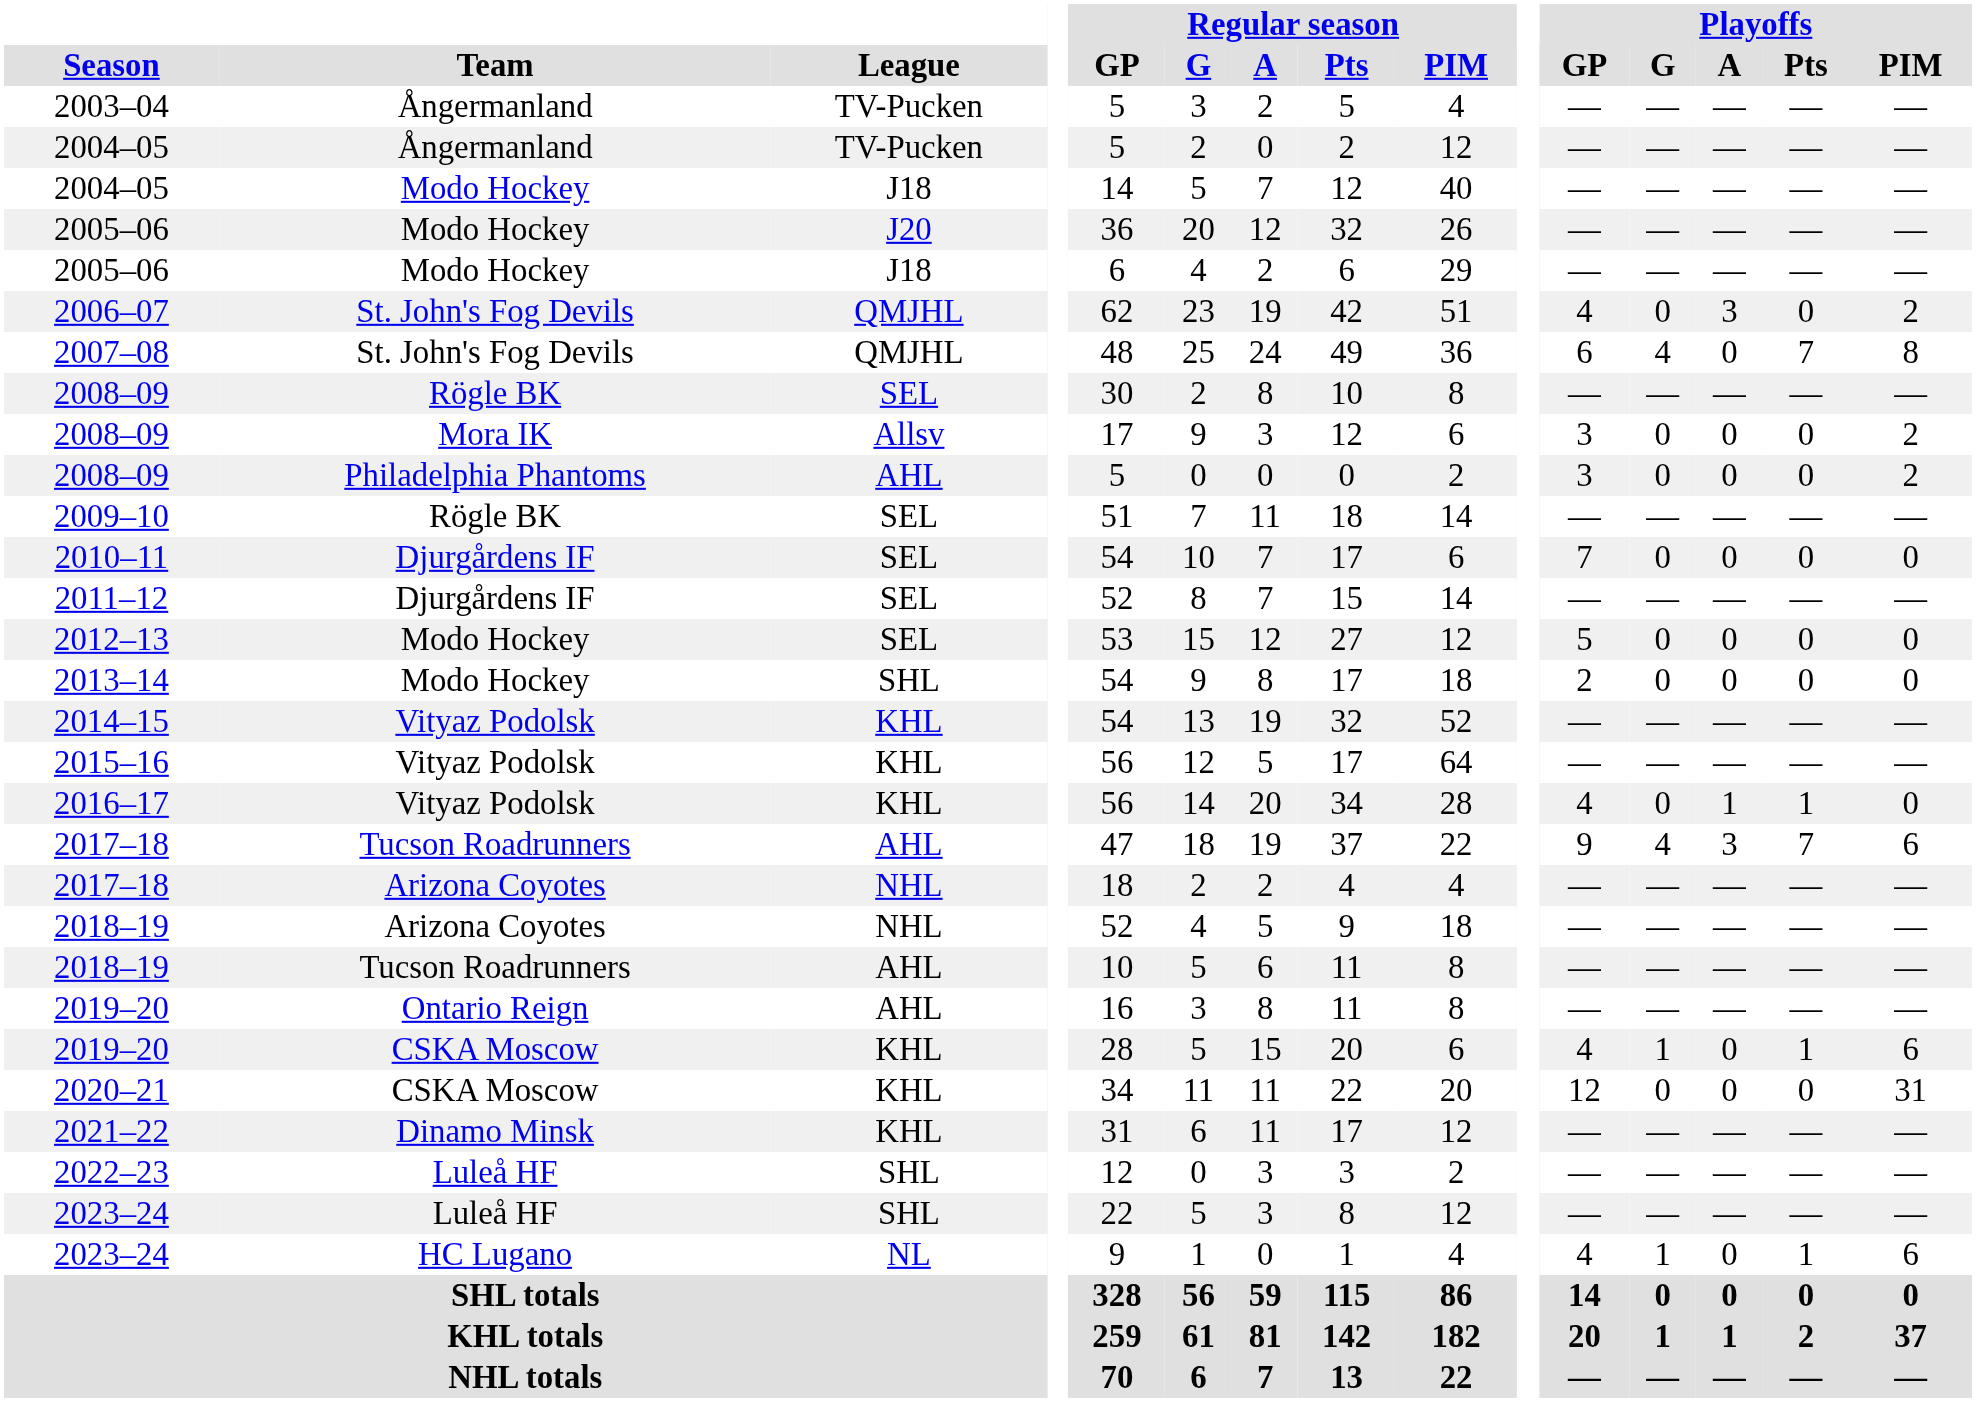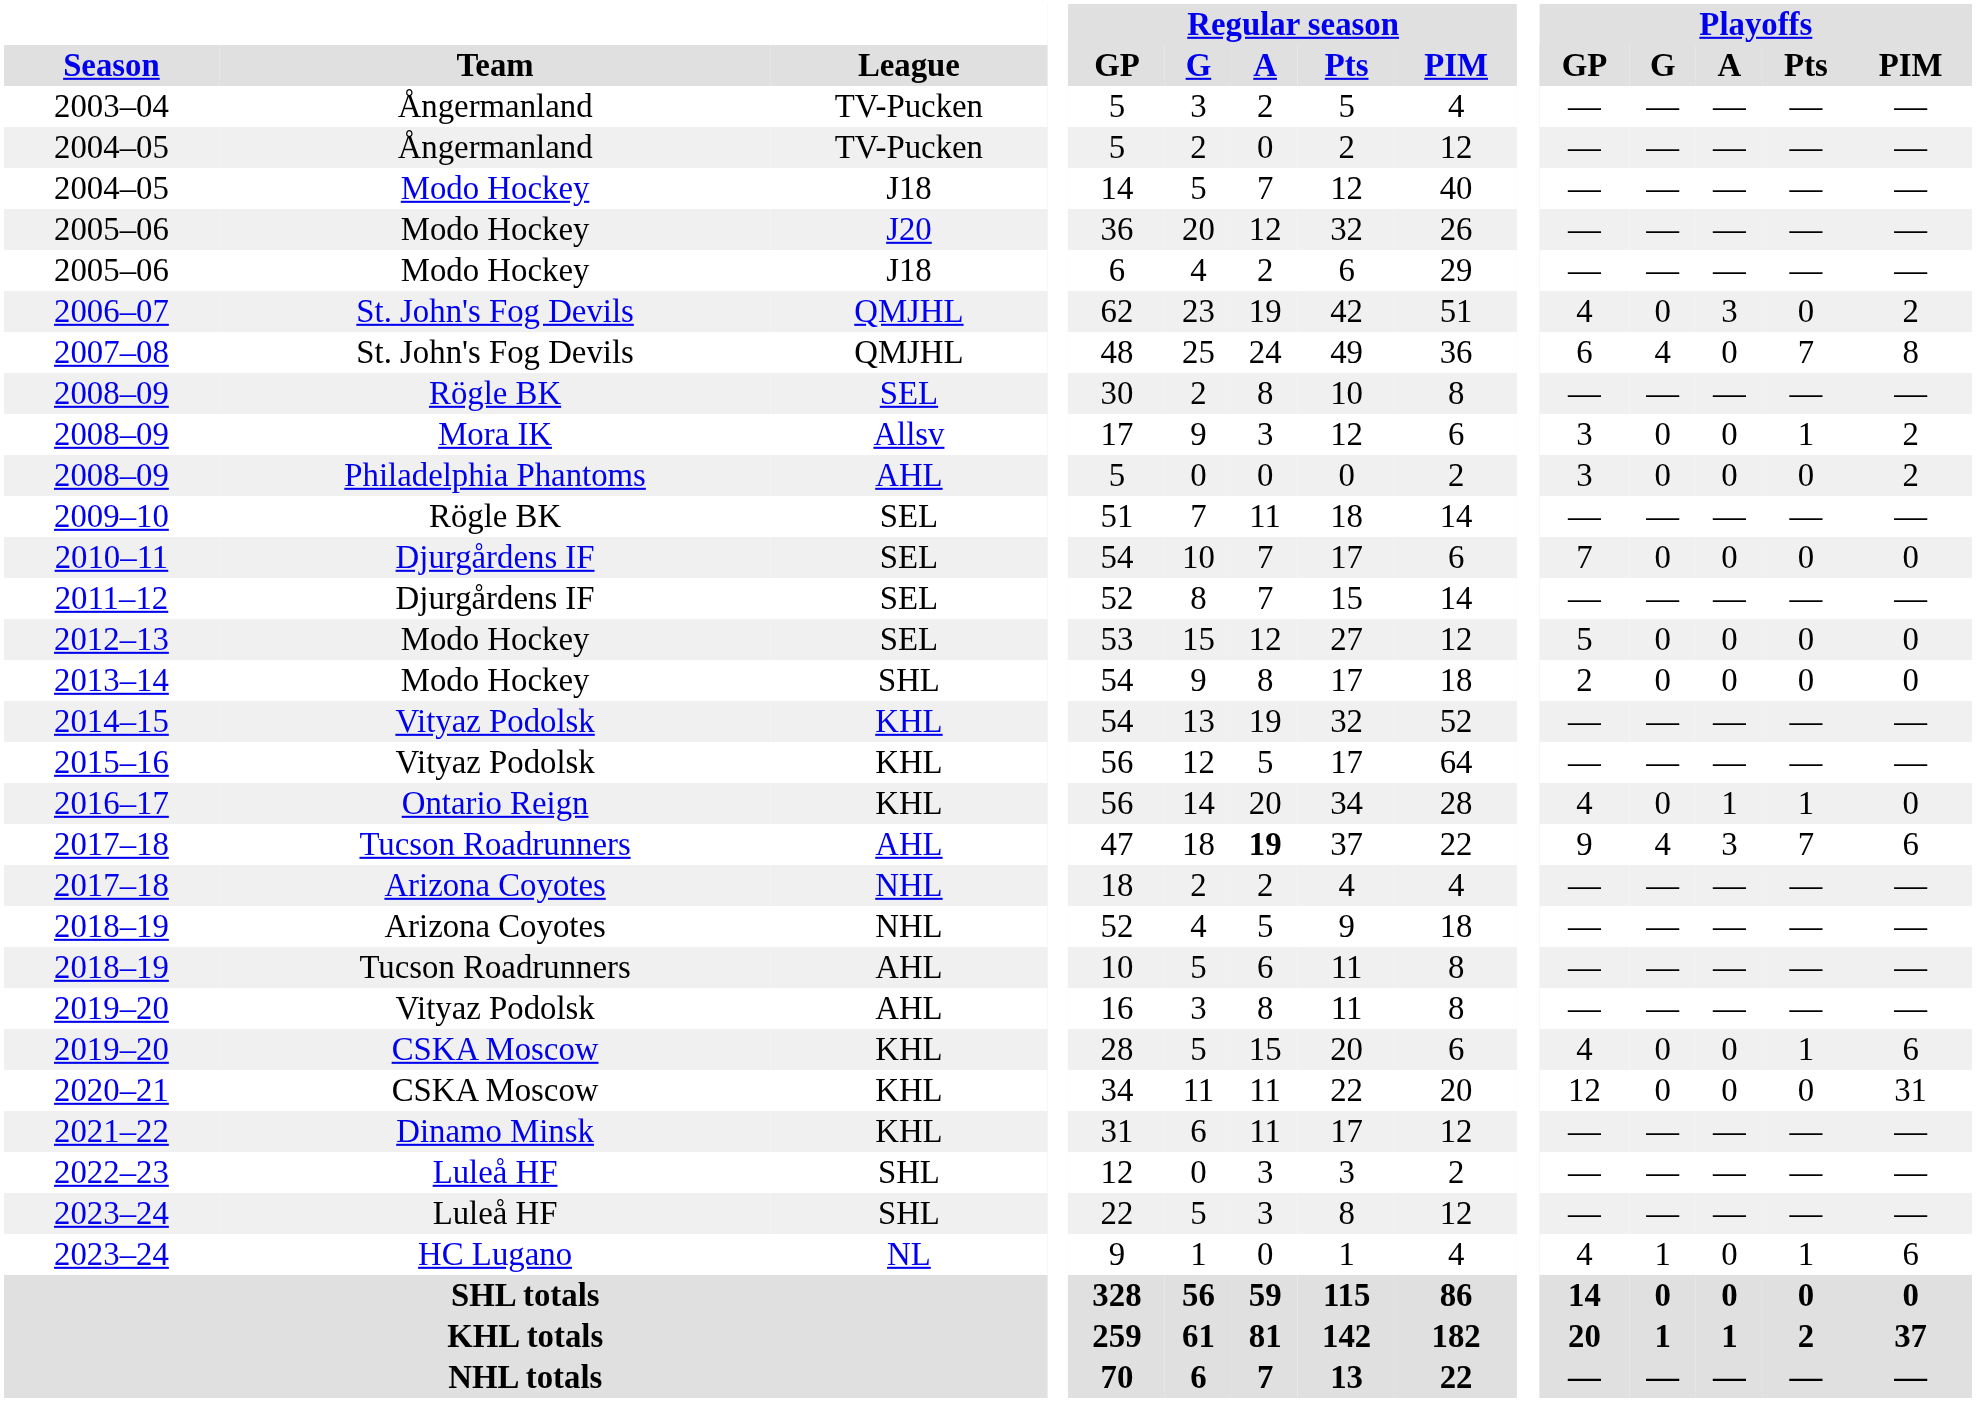(1806, 433) 0 -> (1806, 433) 1
(495, 802) Vityaz Podolsk -> (495, 802) Ontario Reign
(1265, 843) normal -> (1265, 843) bold
(495, 1007) Ontario Reign -> (495, 1007) Vityaz Podolsk
(1663, 1048) 1 -> (1663, 1048) 0
